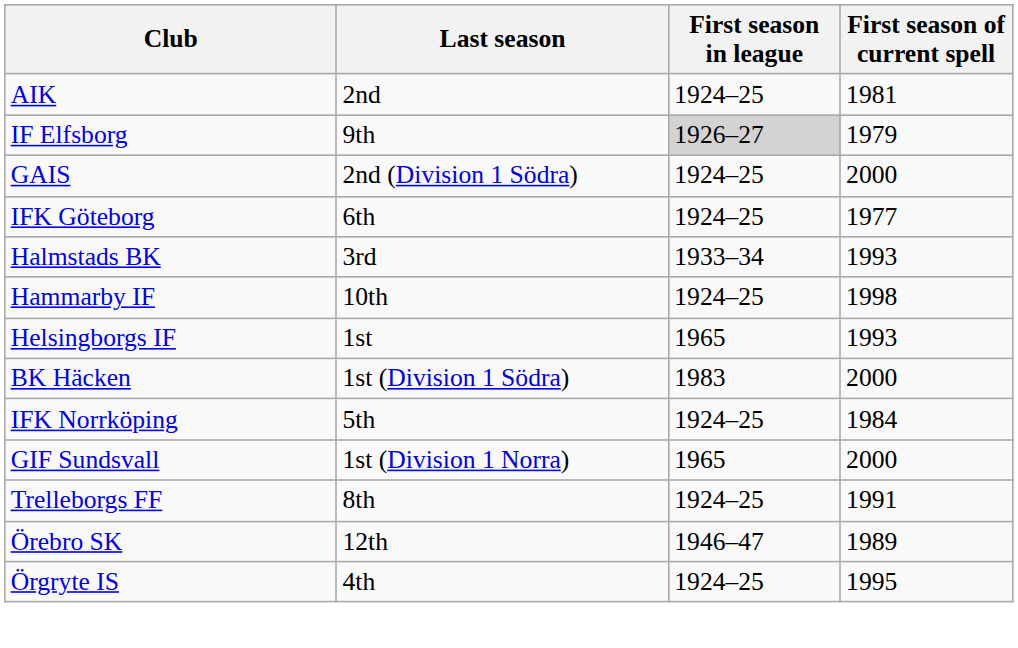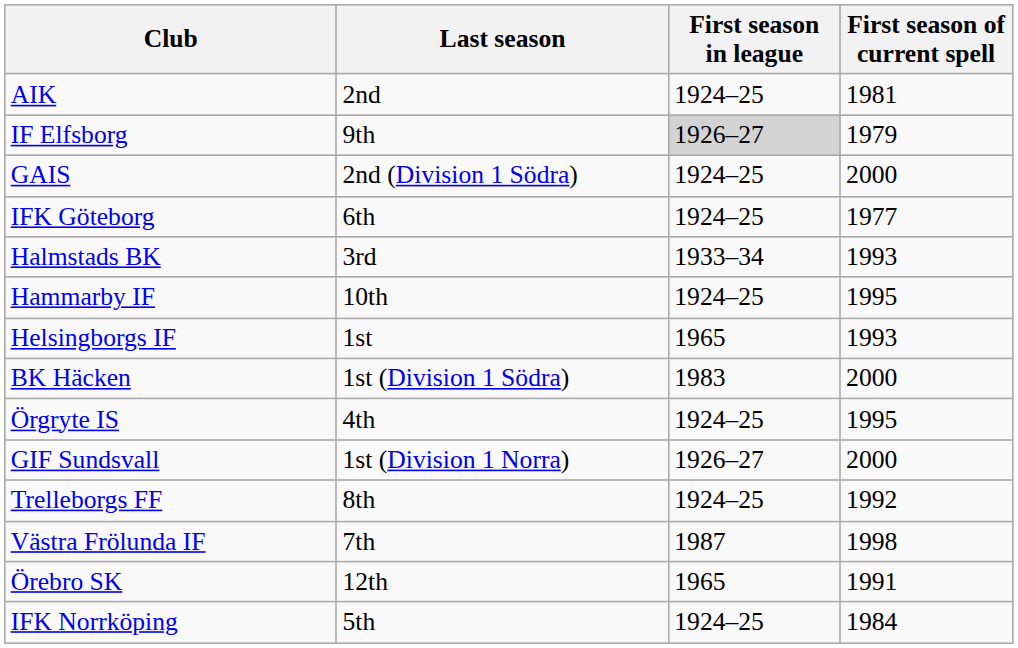(872, 297) 1998 -> (872, 297) 1995
rows swapped: (94, 418) <-> (65, 581)
(700, 459) 1965 -> (719, 459) 1926–27
(872, 500) 1991 -> (872, 500) 1992
+ row: (108, 540)
(719, 540) 1946–47 -> (700, 581) 1965
(872, 540) 1989 -> (872, 581) 1991
